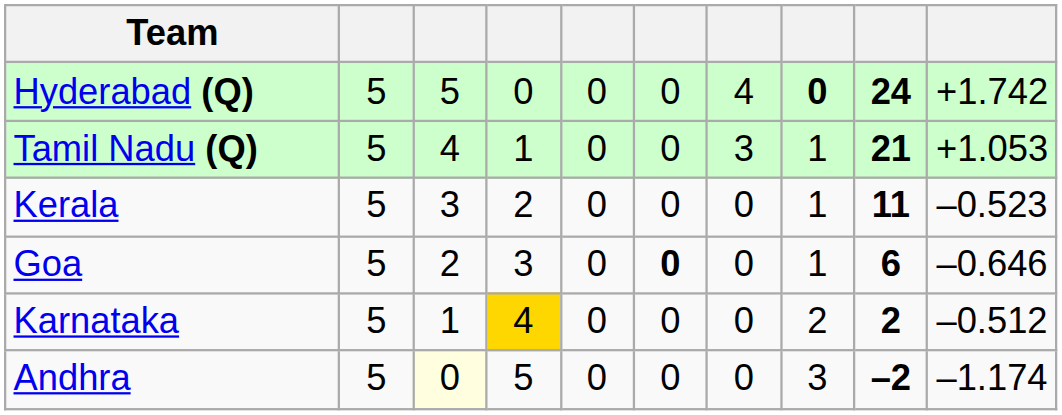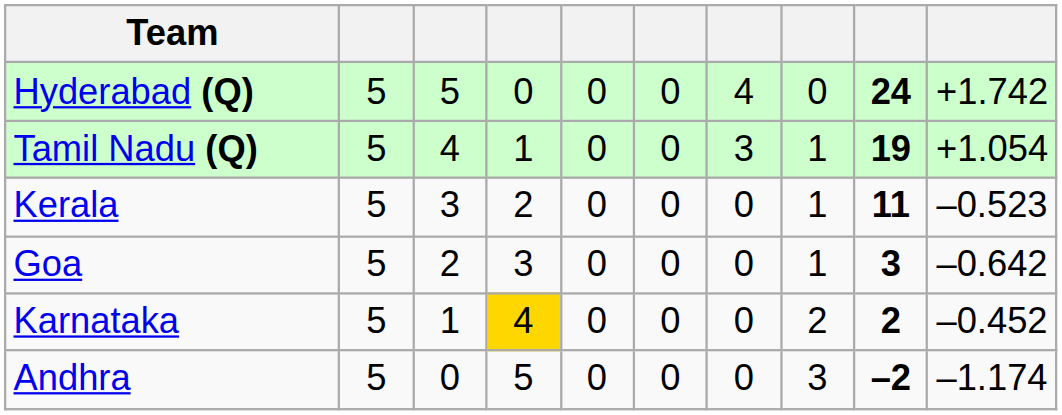(817, 90) bold -> (817, 90) normal
(891, 148) 21 -> (891, 148) 19
(992, 148) +1.053 -> (992, 148) +1.054
(670, 263) bold -> (670, 263) normal
(891, 263) 6 -> (891, 263) 3
(992, 263) –0.646 -> (992, 263) –0.642
(992, 321) –0.512 -> (992, 321) –0.452
(450, 378) lightyellow background -> (450, 378) no background
